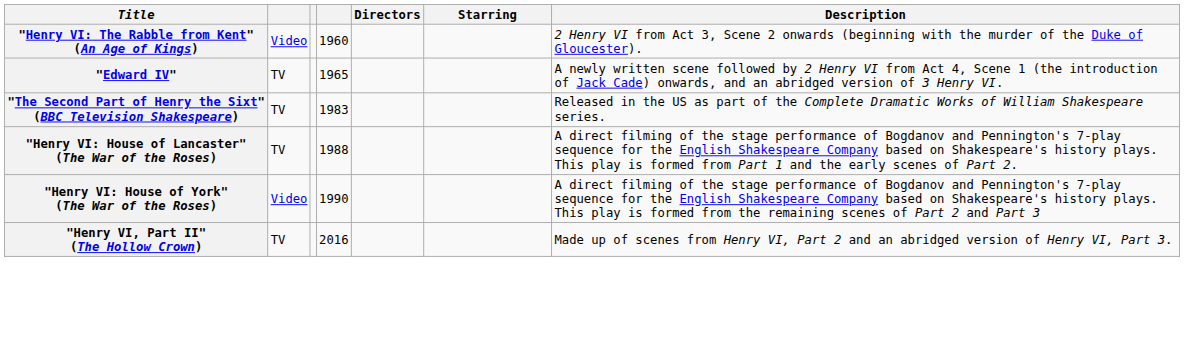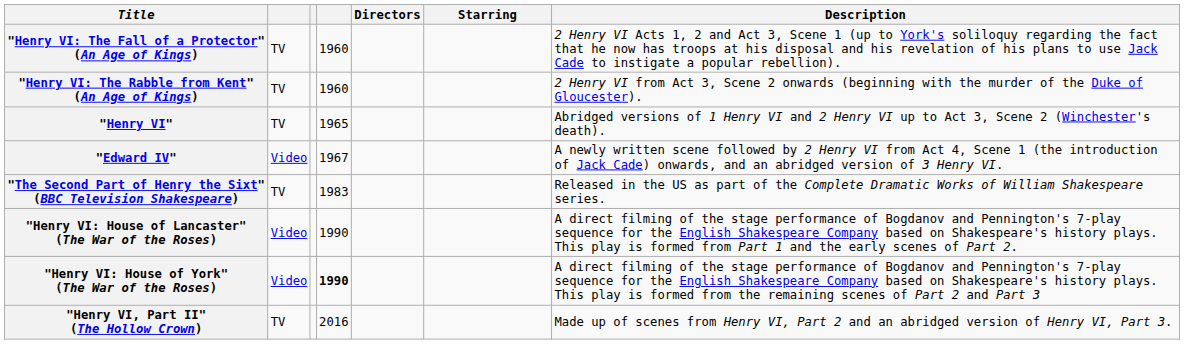+ row: (136, 48)
(289, 41) Video -> (278, 90) TV
+ row: (136, 124)
(278, 75) TV -> (289, 158) Video
(334, 75) 1965 -> (334, 158) 1967
(278, 150) TV -> (289, 233) Video
(334, 150) 1988 -> (334, 233) 1990
(334, 199) normal -> (334, 281) bold
